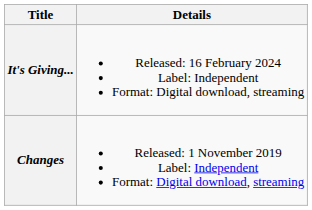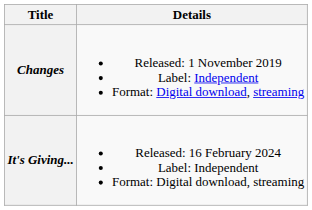rows swapped: (41, 160) <-> (41, 70)
